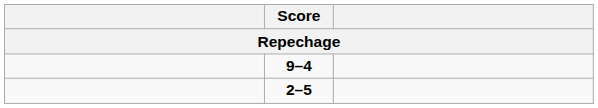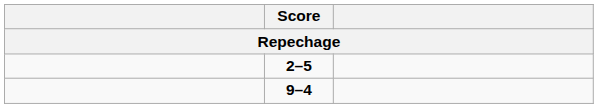rows swapped: (299, 90) <-> (299, 66)
